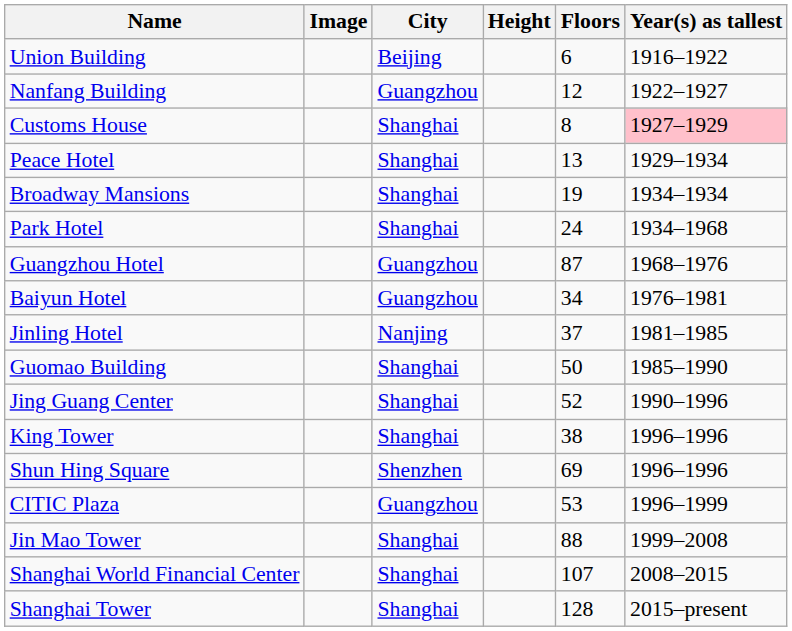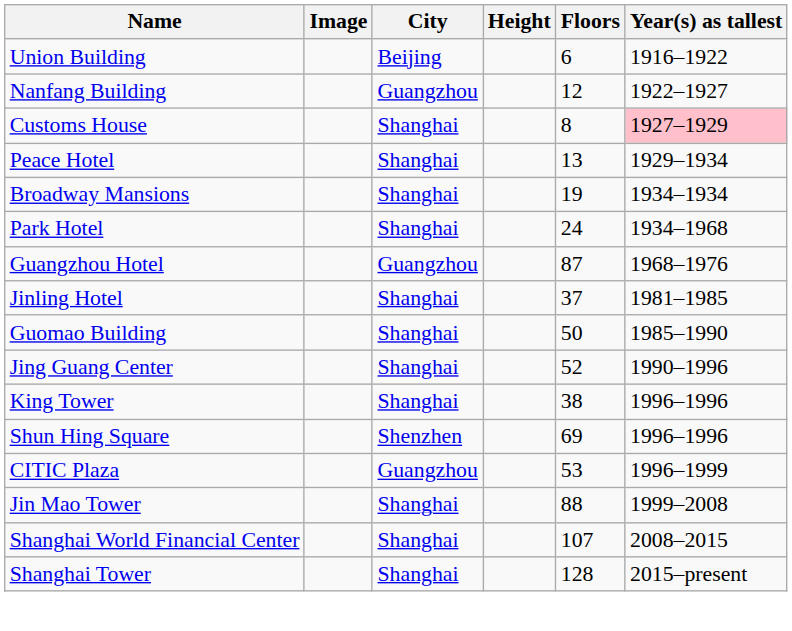- row: (68, 297)
(413, 332) Nanjing -> (418, 297) Shanghai
